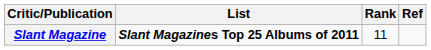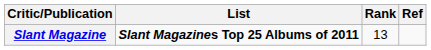(380, 34) 11 -> (380, 34) 13
